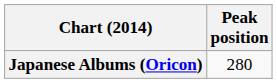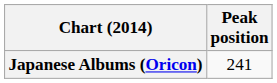(239, 64) 280 -> (239, 64) 241
